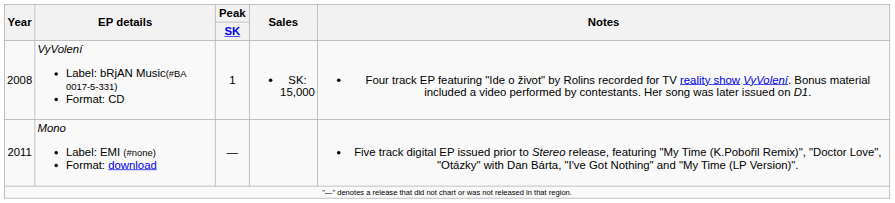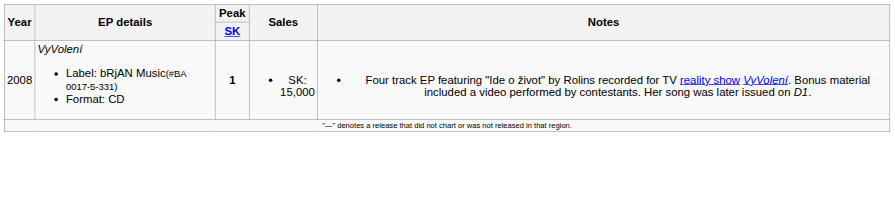(232, 80) normal -> (232, 80) bold
- row: (125, 147)
